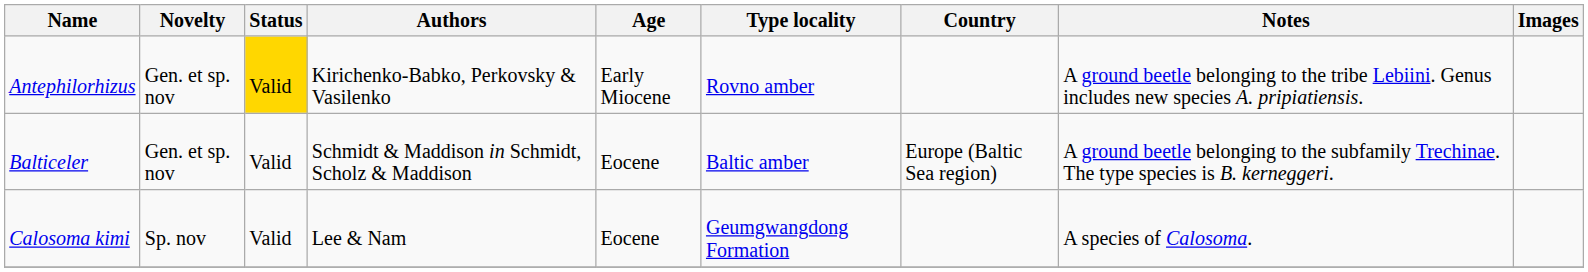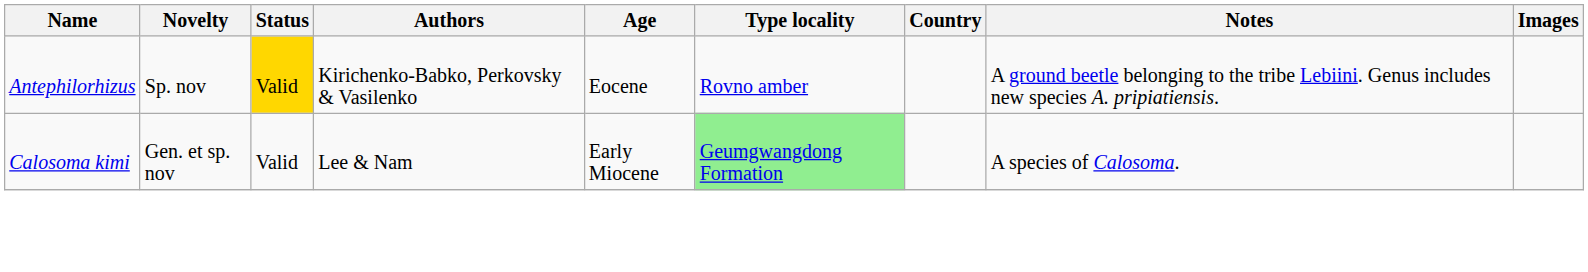(188, 85) Gen. et sp. nov -> (175, 85) Sp. nov
(636, 85) Early Miocene -> (618, 85) Eocene
- row: (49, 162)
(175, 239) Sp. nov -> (188, 162) Gen. et sp. nov
(630, 239) Eocene -> (624, 162) Early Miocene
(777, 239) no background -> (771, 162) lightgreen background
